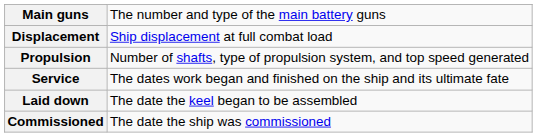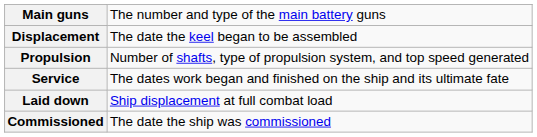(221, 36) Ship displacement at full combat load -> (234, 36) The date the keel began to be assembled
(234, 100) The date the keel began to be assembled -> (221, 100) Ship displacement at full combat load
